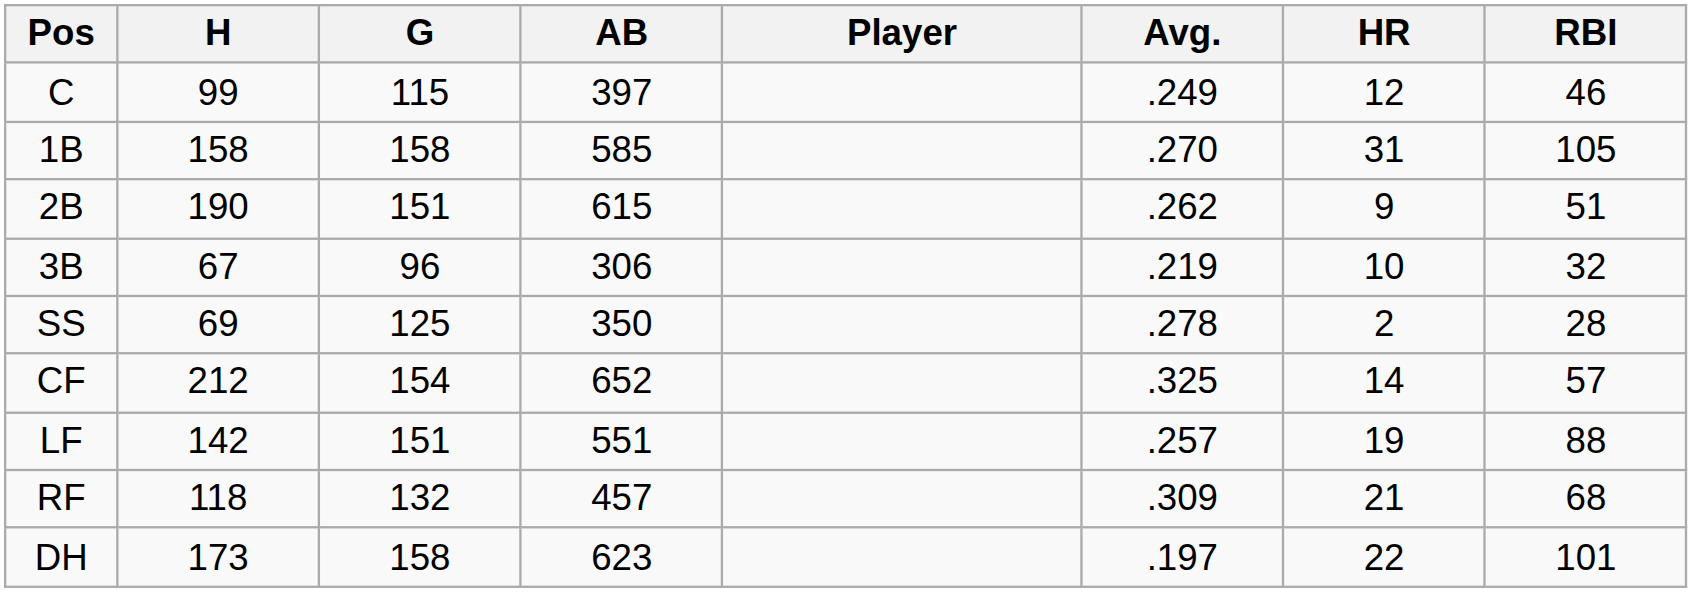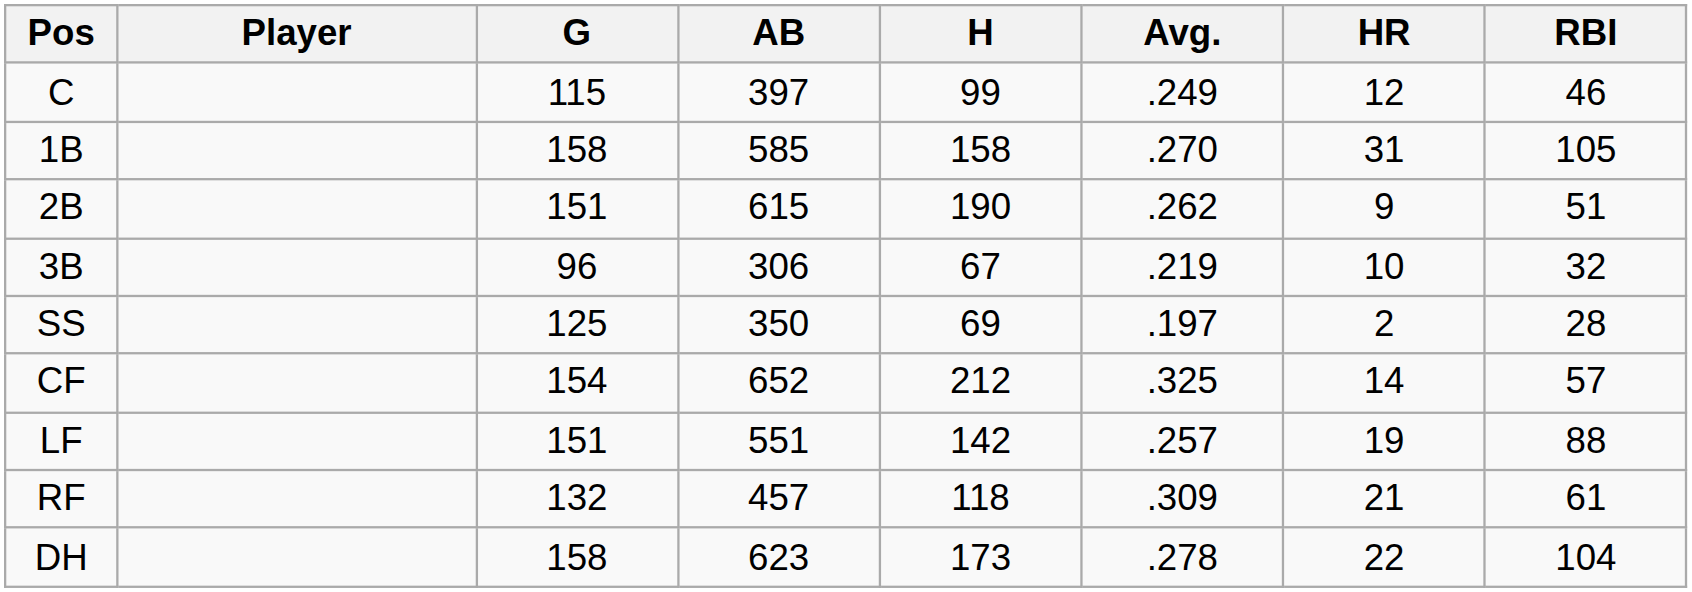columns swapped: (902, 33) <-> (218, 33)
(1182, 324) .278 -> (1182, 324) .197
(1586, 498) 68 -> (1586, 498) 61
(1182, 556) .197 -> (1182, 556) .278
(1586, 556) 101 -> (1586, 556) 104
